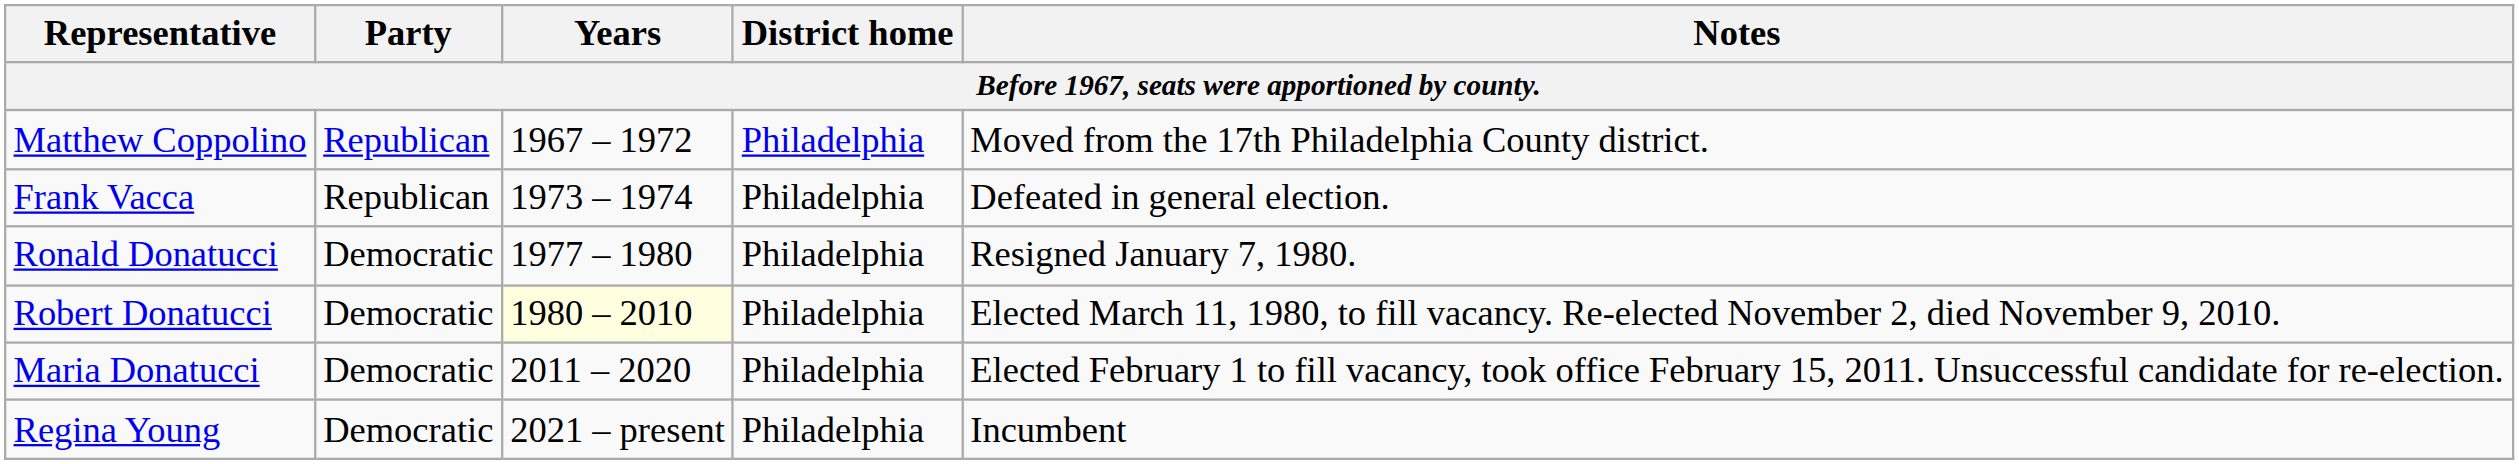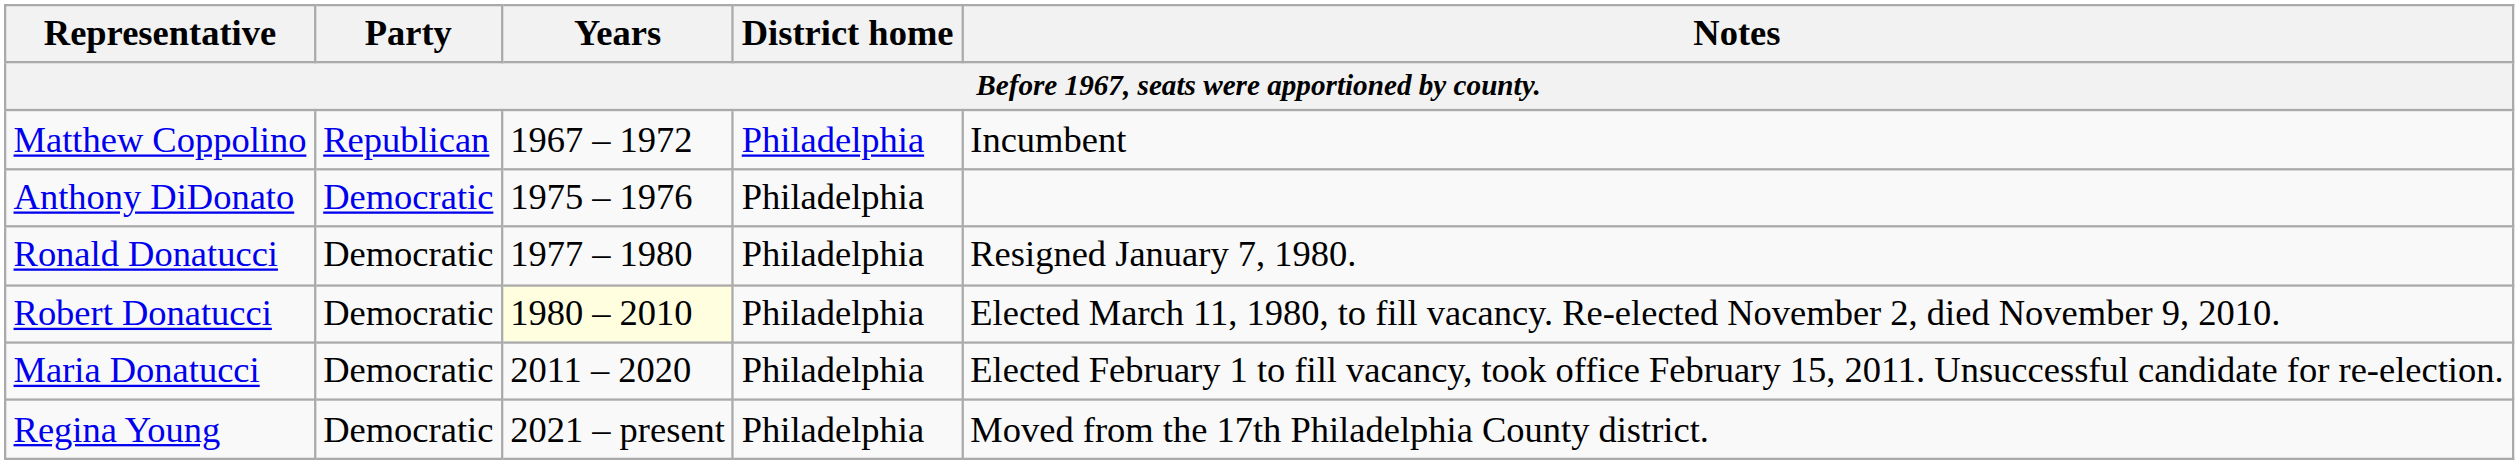(1340, 139) Moved from the 17th Philadelphia County district. -> (1048, 139) Incumbent
- row: (104, 197)
+ row: (154, 197)
(1048, 428) Incumbent -> (1340, 428) Moved from the 17th Philadelphia County district.
